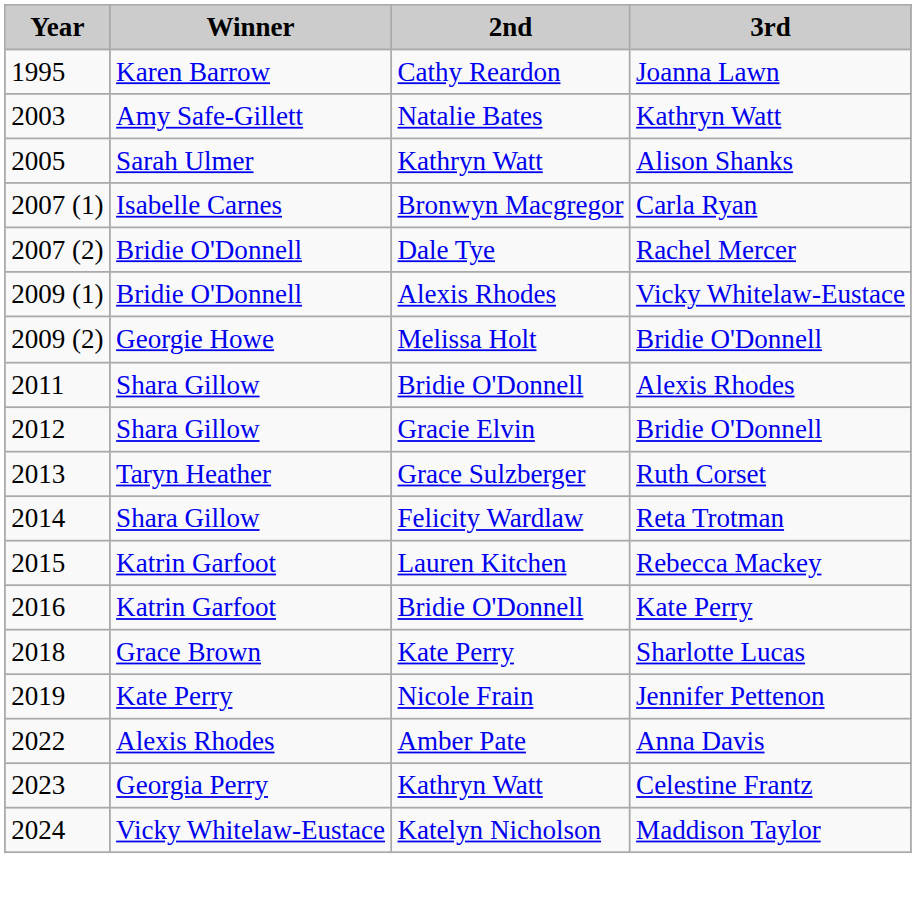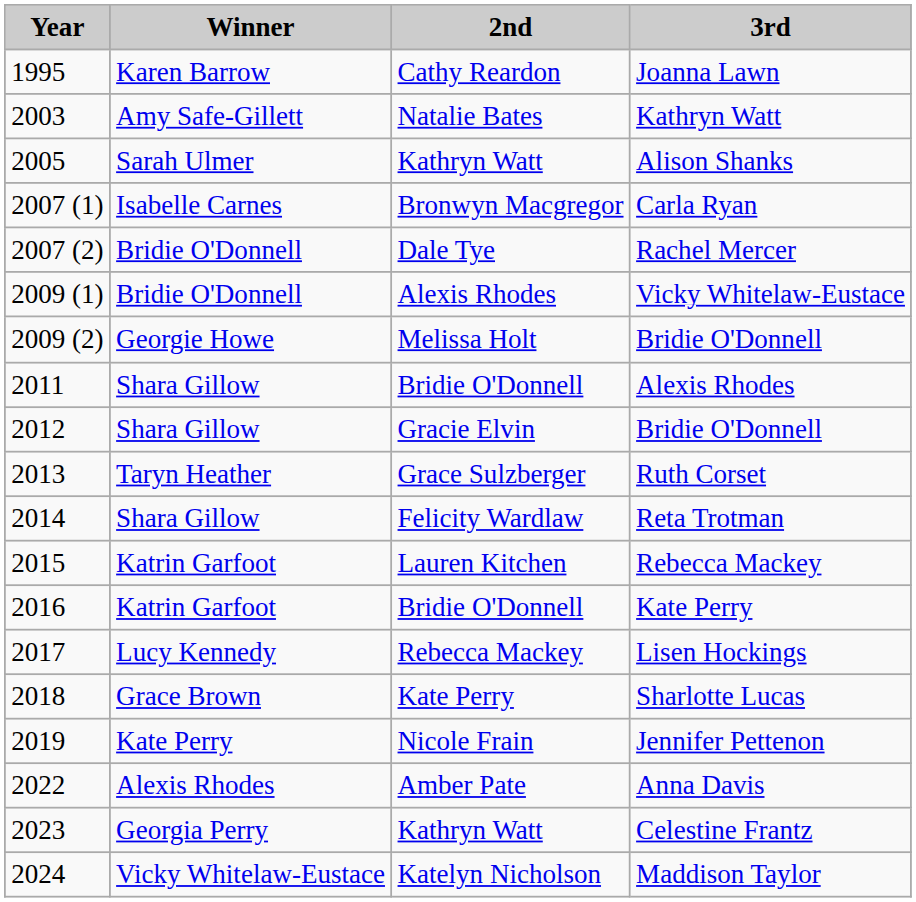+ row: (38, 651)
